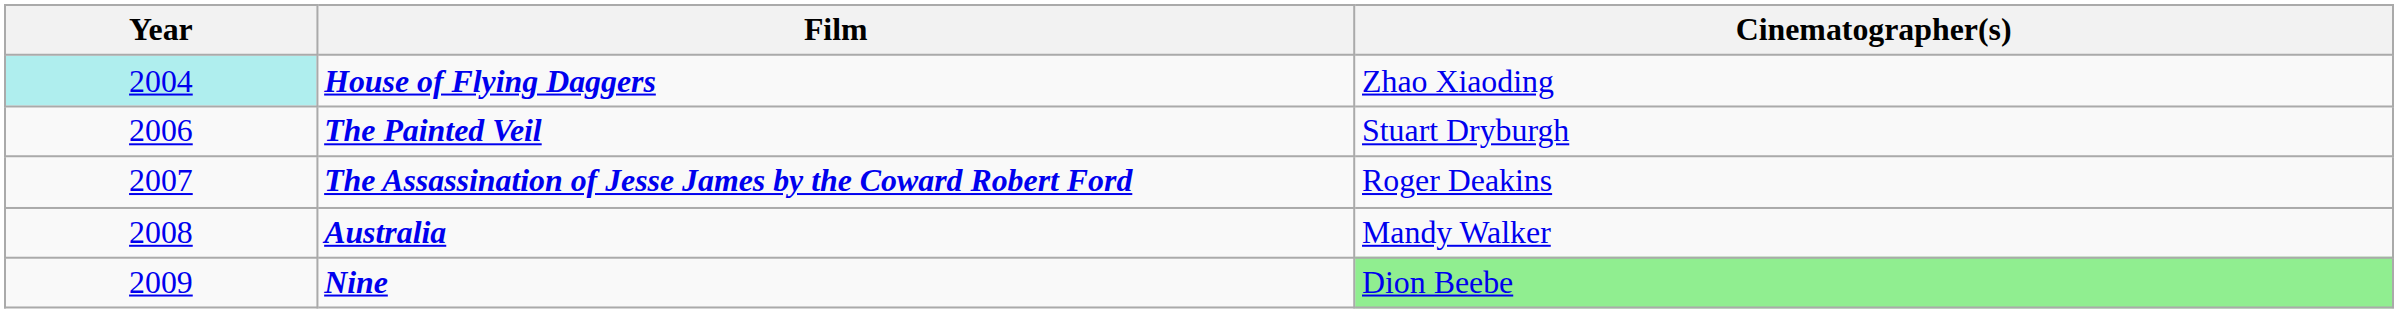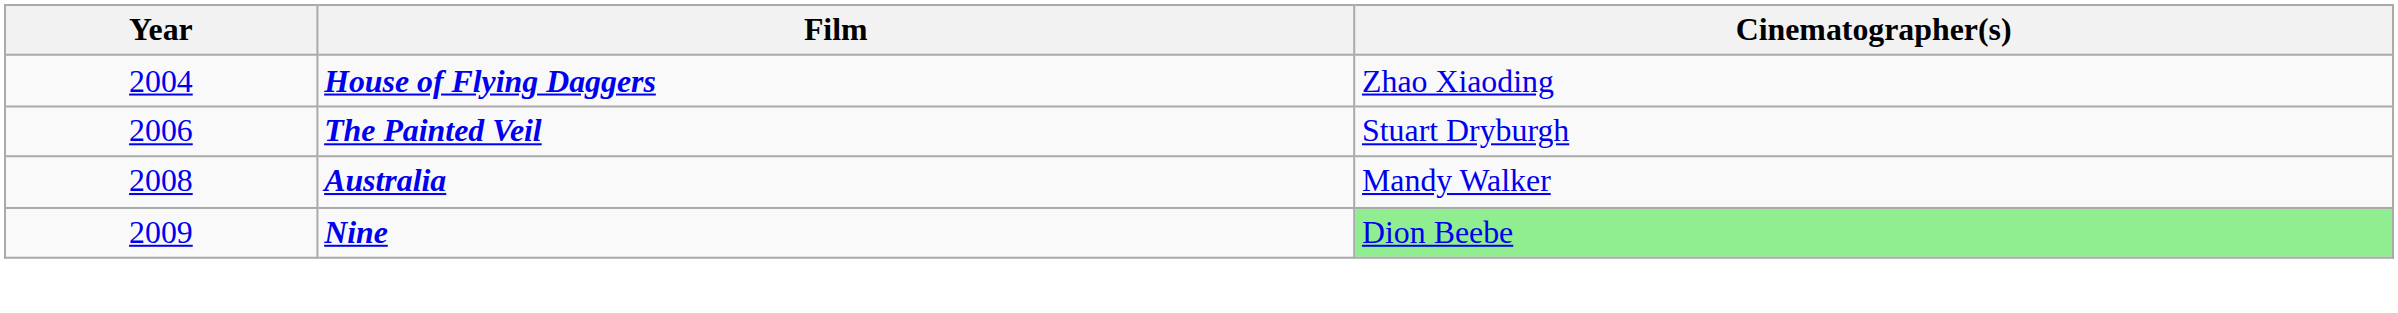(161, 80) paleturquoise background -> (161, 80) no background
- row: (728, 181)
